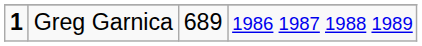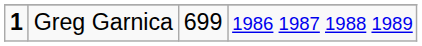(203, 22) 689 -> (203, 22) 699
